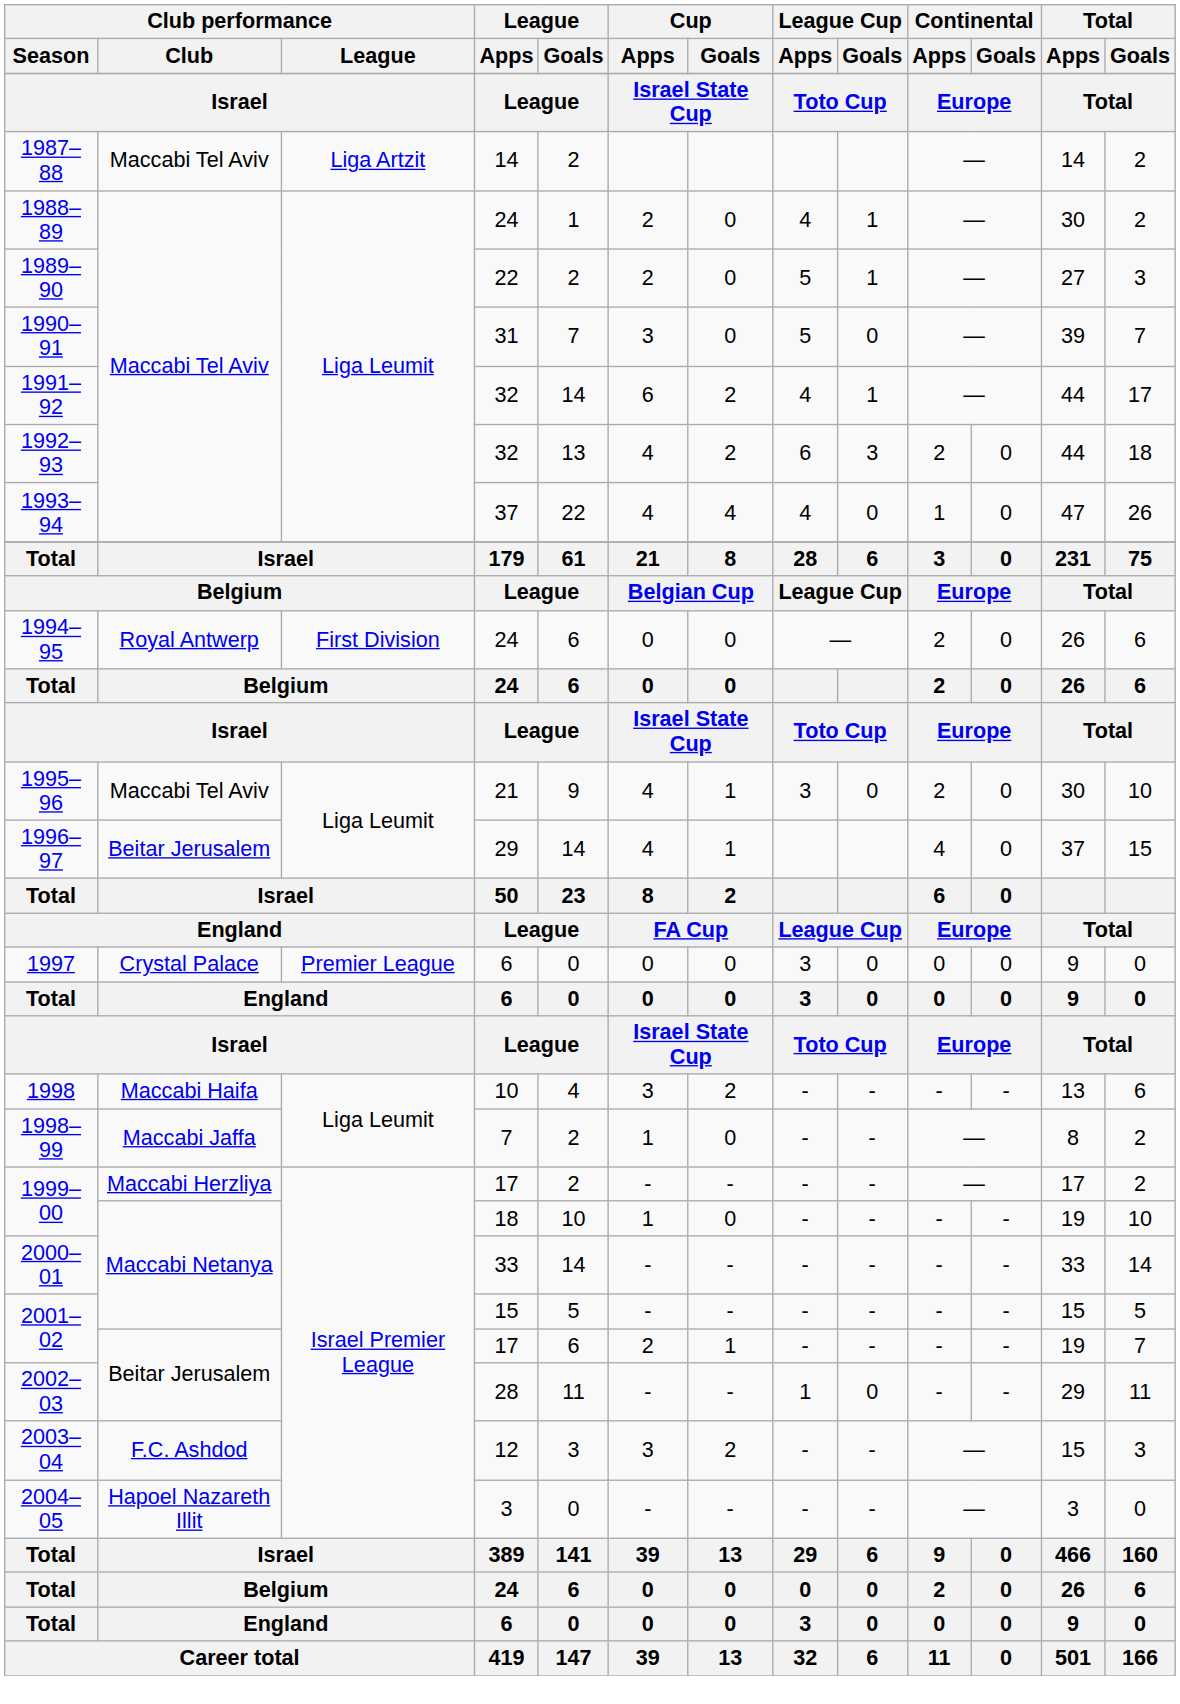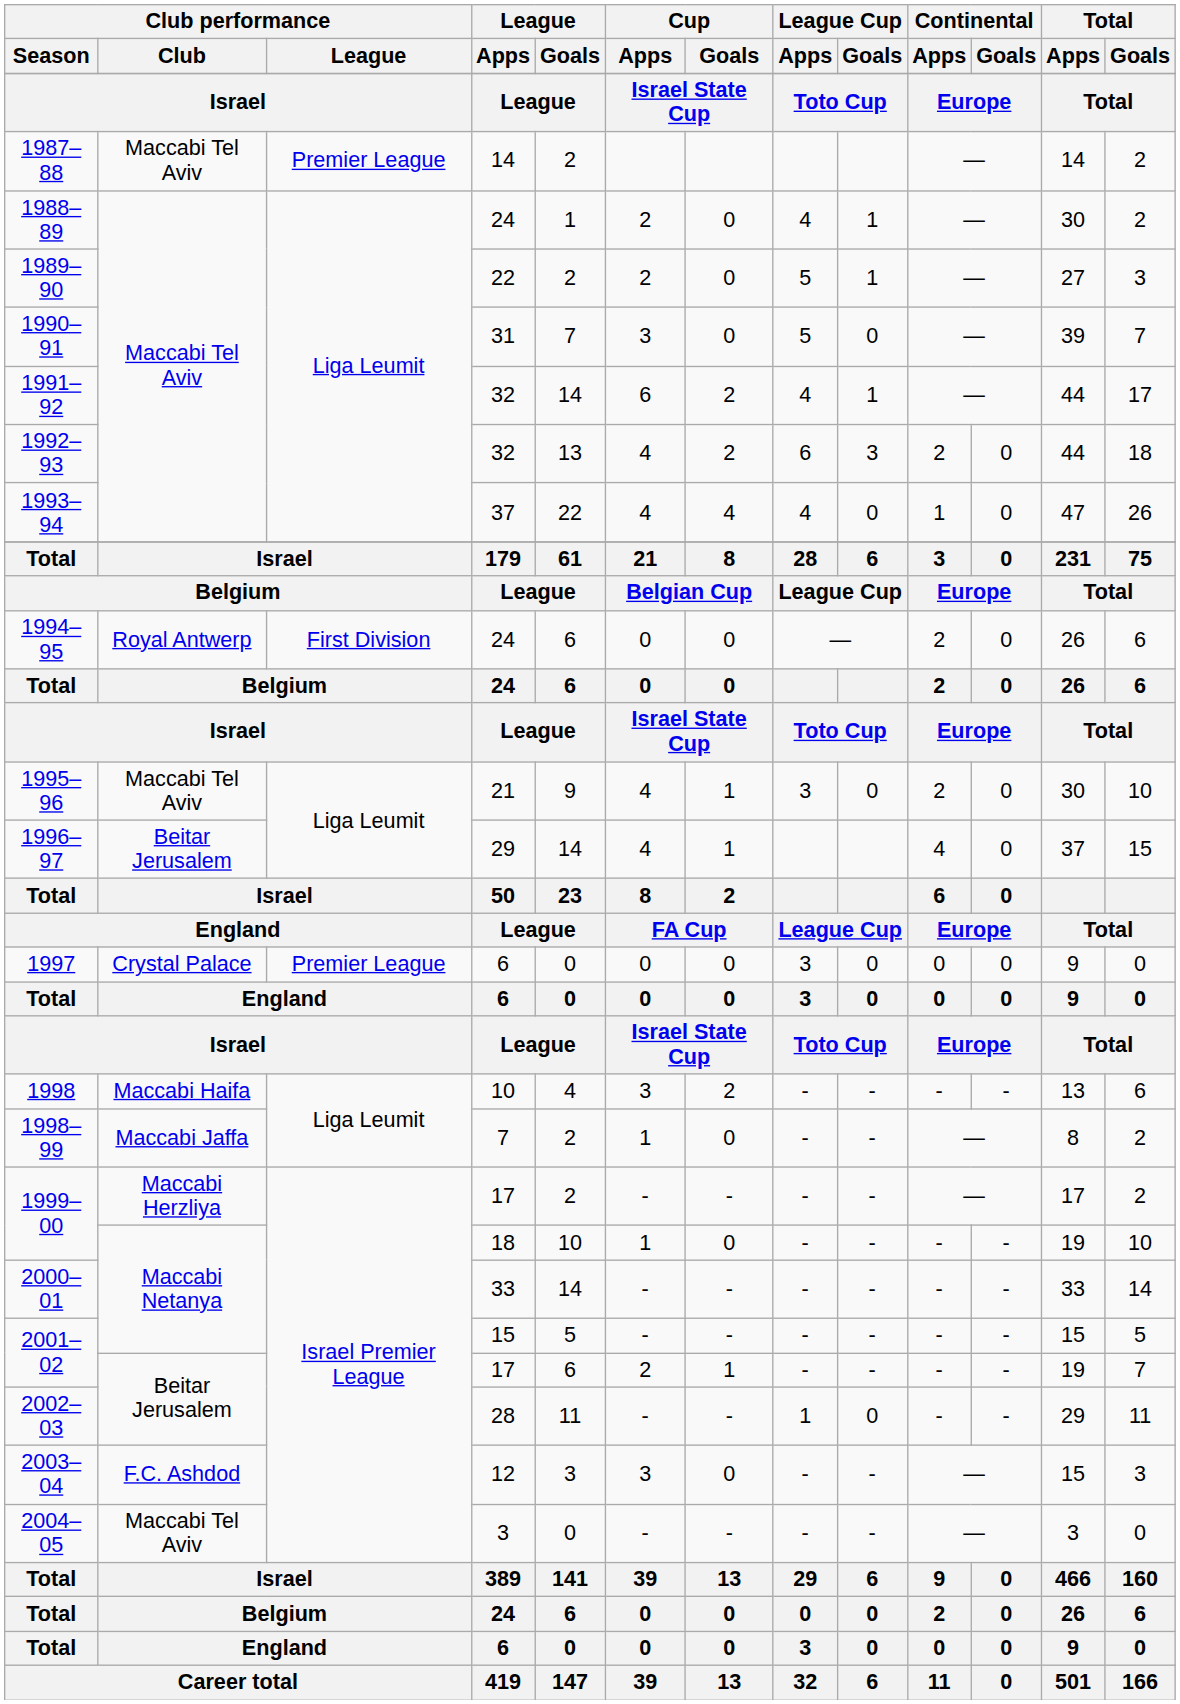(378, 160) Liga Artzit -> (369, 160) Premier League
(730, 1450) 2 -> (729, 1474) 0
(189, 1508) Hapoel Nazareth Illit -> (182, 1533) Maccabi Tel Aviv
